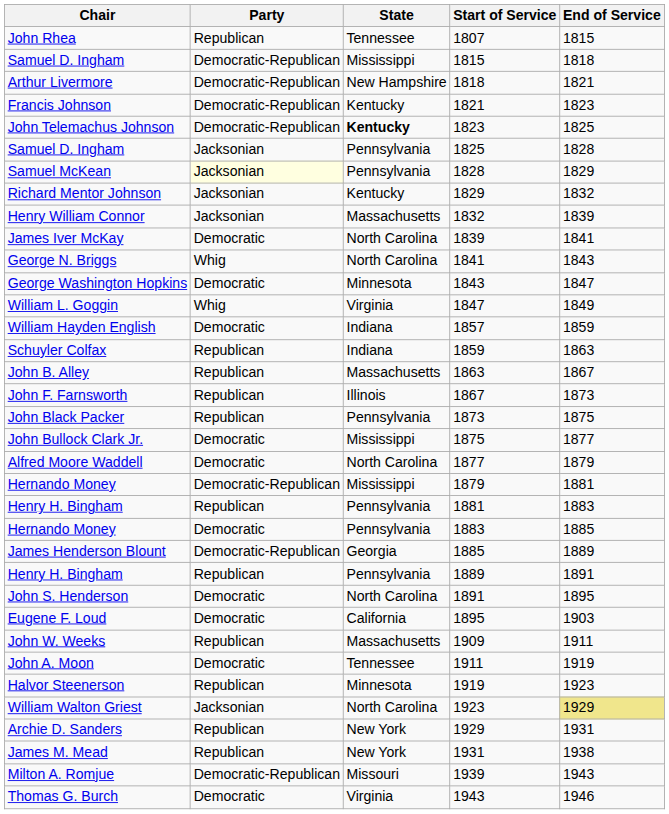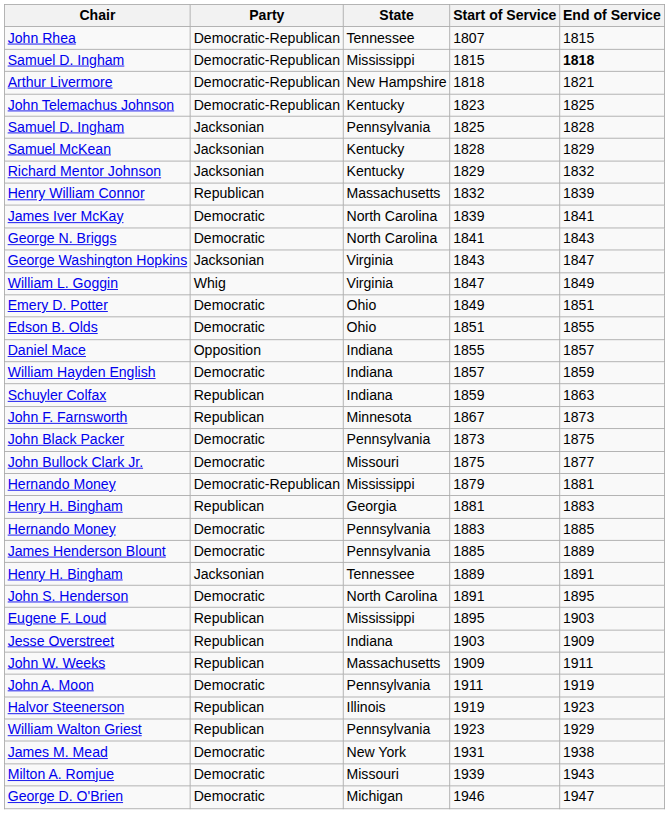(229, 37) Republican -> (267, 37) Democratic-Republican
(579, 60) normal -> (579, 60) bold
- row: (59, 104)
(378, 127) bold -> (375, 104) normal
(229, 171) lightyellow background -> (229, 149) no background
(388, 171) Pennsylvania -> (375, 149) Kentucky
(229, 216) Jacksonian -> (229, 194) Republican
(210, 261) Whig -> (229, 238) Democratic
(229, 283) Democratic -> (229, 261) Jacksonian
(379, 283) Minnesota -> (370, 261) Virginia
+ row: (58, 305)
+ row: (53, 328)
+ row: (47, 350)
- row: (48, 372)
(366, 395) Illinois -> (379, 417) Minnesota
(229, 417) Republican -> (229, 439) Democratic
(381, 439) Mississippi -> (373, 462) Missouri
- row: (75, 462)
(388, 506) Pennsylvania -> (372, 506) Georgia
(267, 551) Democratic-Republican -> (229, 551) Democratic
(372, 551) Georgia -> (388, 551) Pennsylvania
(229, 573) Republican -> (229, 573) Jacksonian
(388, 573) Pennsylvania -> (381, 573) Tennessee
(229, 618) Democratic -> (229, 618) Republican
(376, 618) California -> (381, 618) Mississippi
+ row: (61, 640)
(381, 663) Tennessee -> (388, 685) Pennsylvania
(379, 685) Minnesota -> (366, 707) Illinois
(229, 707) Jacksonian -> (229, 730) Republican
(392, 707) North Carolina -> (388, 730) Pennsylvania
(579, 707) khaki background -> (579, 730) no background
- row: (65, 730)
(229, 752) Republican -> (229, 752) Democratic
(267, 774) Democratic-Republican -> (229, 774) Democratic
- row: (63, 797)
+ row: (65, 797)
